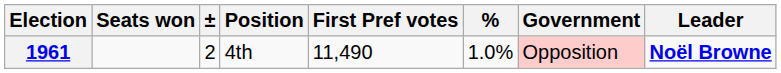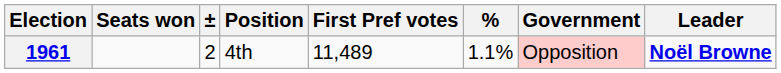(343, 52) 11,490 -> (343, 52) 11,489
(490, 52) 1.0% -> (490, 52) 1.1%
